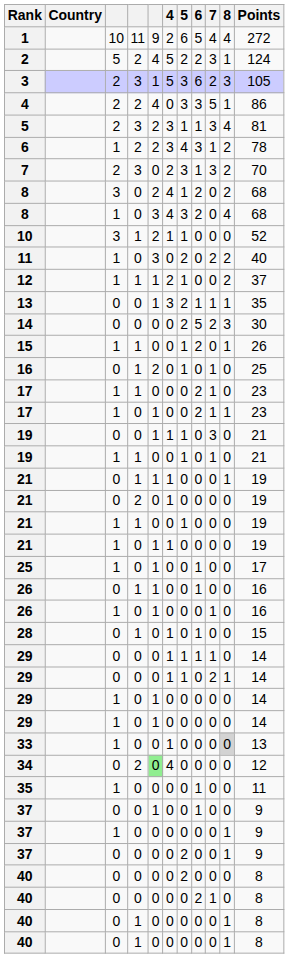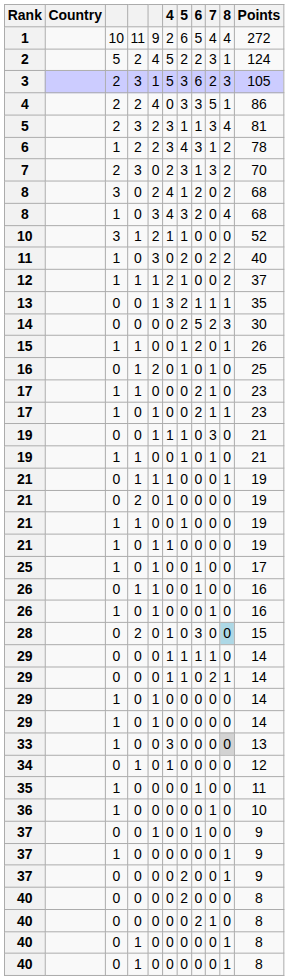(138, 634) 1 -> (138, 634) 2
(199, 634) 1 -> (199, 634) 3
(227, 634) no background -> (227, 634) lightblue background
(170, 744) 1 -> (170, 744) 3
(138, 766) 2 -> (138, 766) 1
(156, 766) lightgreen background -> (156, 766) no background
(170, 766) 4 -> (170, 766) 1
+ row: (25, 810)
